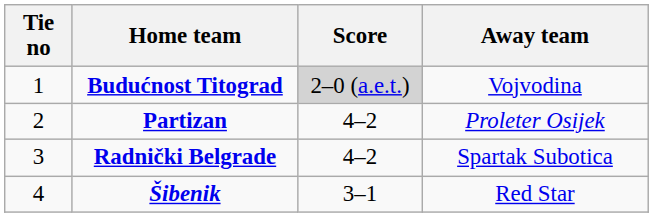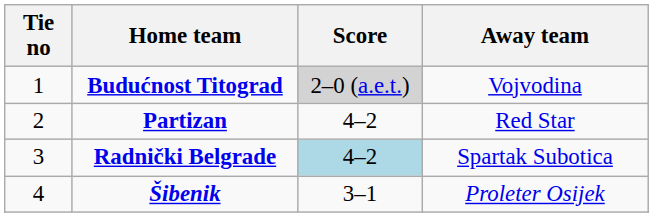(535, 120) Proleter Osijek -> (535, 120) Red Star
(360, 157) no background -> (360, 157) lightblue background
(535, 193) Red Star -> (535, 193) Proleter Osijek
